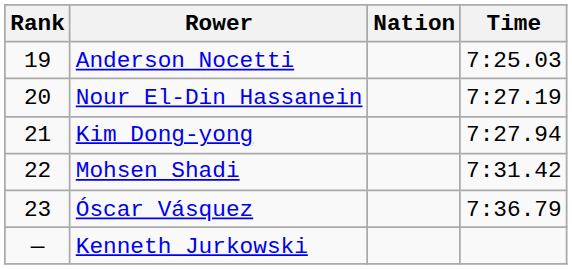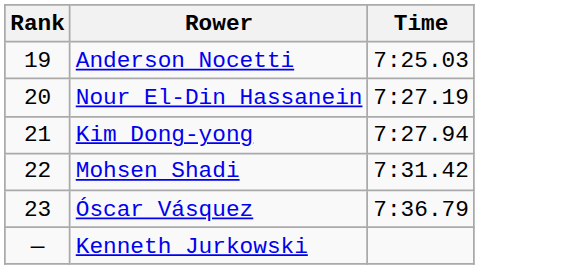- column: (414, 23)
